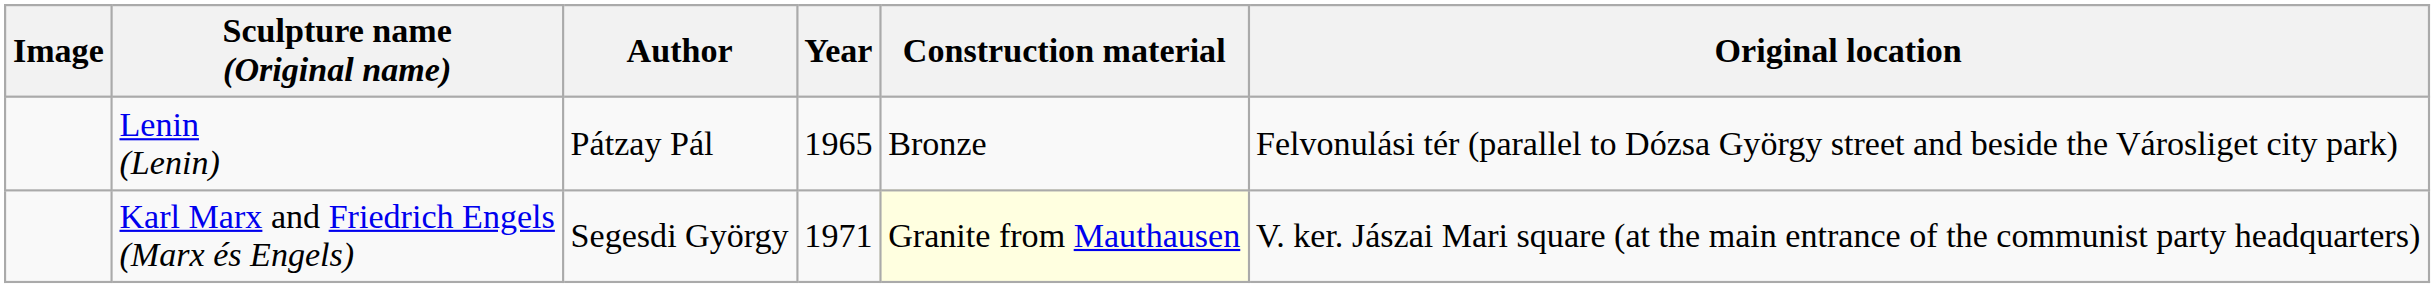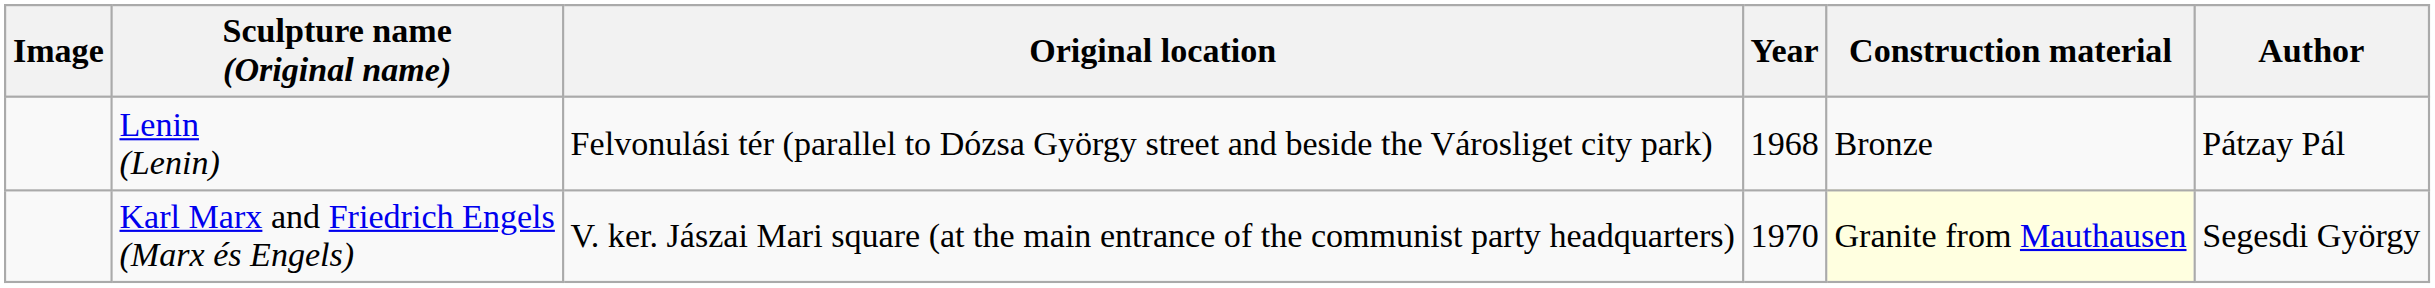columns swapped: (680, 50) <-> (1838, 50)
(838, 143) 1965 -> (1785, 143) 1968
(838, 235) 1971 -> (1785, 235) 1970
